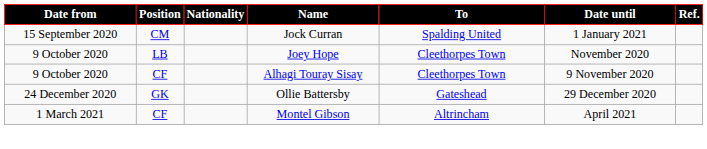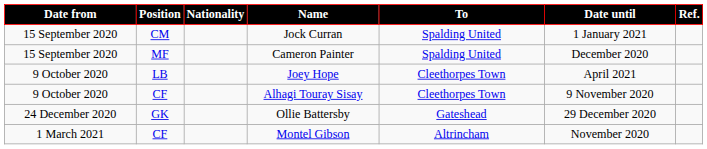+ row: (313, 54)
(610, 54) November 2020 -> (610, 74) April 2021
(610, 114) April 2021 -> (610, 134) November 2020
